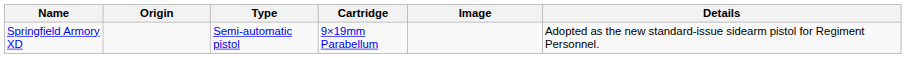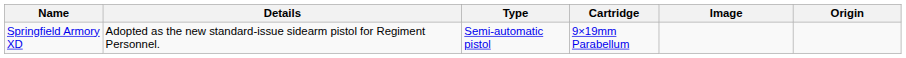columns swapped: (157, 13) <-> (722, 13)
